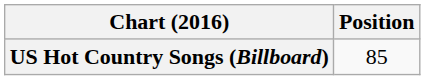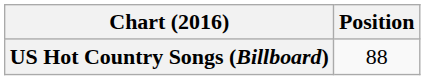(377, 56) 85 -> (377, 56) 88
